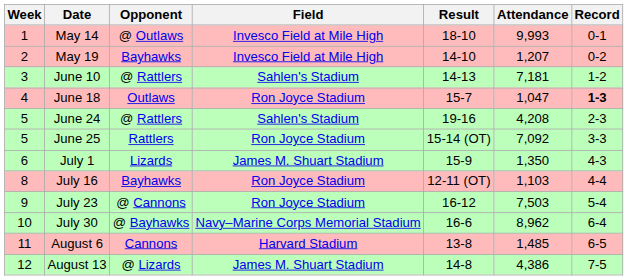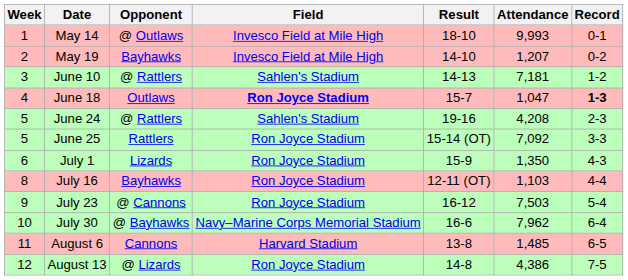(308, 98) normal -> (308, 98) bold
(308, 160) James M. Shuart Stadium -> (308, 160) Ron Joyce Stadium
(533, 222) 8,962 -> (533, 222) 7,962
(308, 264) James M. Shuart Stadium -> (308, 264) Ron Joyce Stadium
